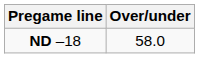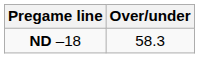(150, 40) 58.0 -> (150, 40) 58.3
